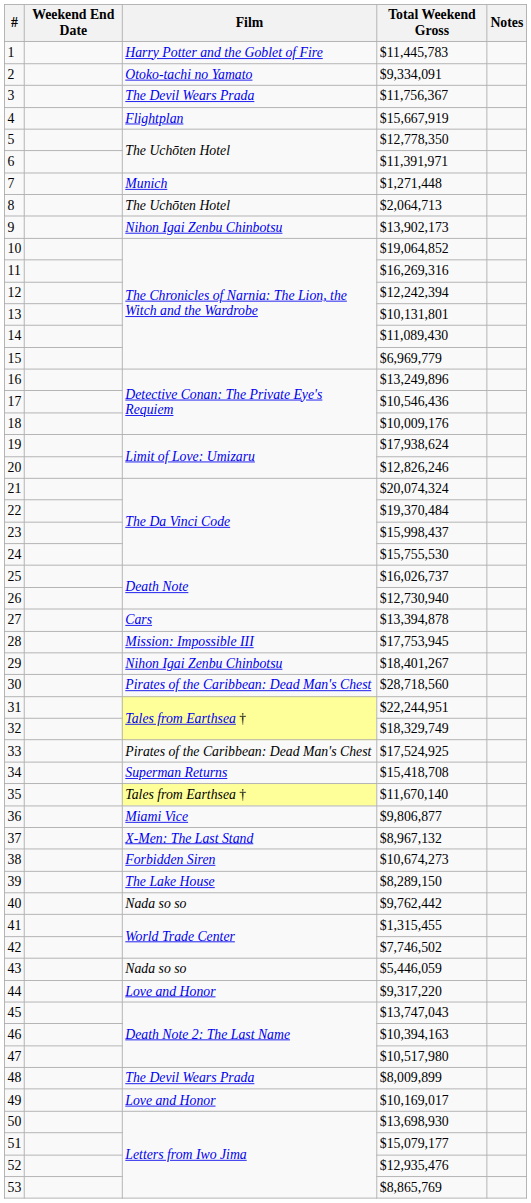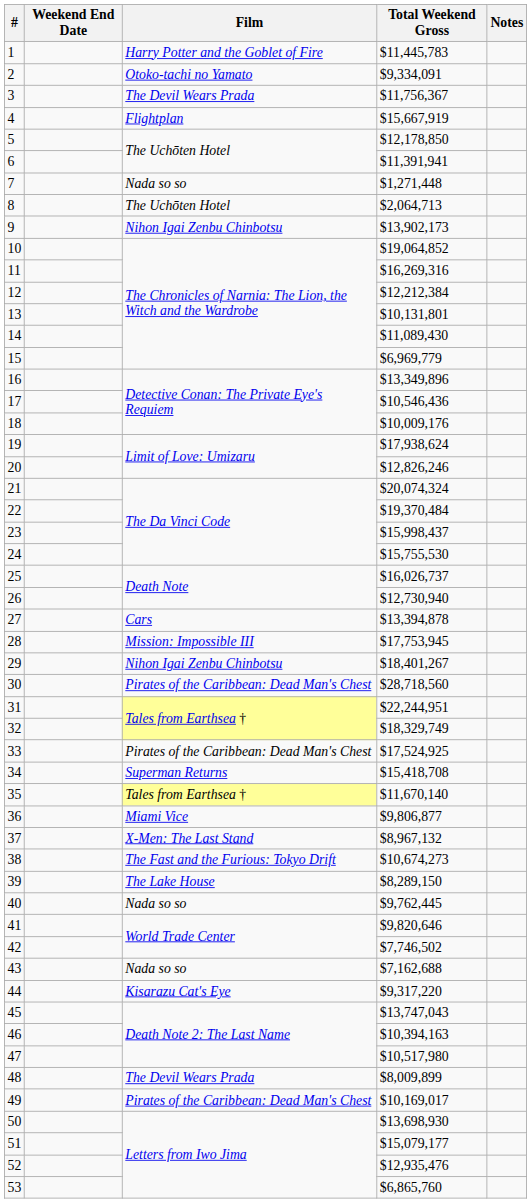(414, 140) $12,778,350 -> (414, 140) $12,178,850
(414, 161) $11,391,971 -> (414, 161) $11,391,941
(146, 183) Munich -> (156, 183) Nada so so
(414, 292) $12,242,394 -> (414, 292) $12,212,384
(414, 380) $13,249,896 -> (414, 380) $13,349,896
(170, 860) Forbidden Siren -> (231, 860) The Fast and the Furious: Tokyo Drift
(411, 903) $9,762,442 -> (411, 903) $9,762,445
(411, 925) $1,315,455 -> (411, 925) $9,820,646
(411, 969) $5,446,059 -> (411, 969) $7,162,688
(170, 991) Love and Honor -> (178, 991) Kisarazu Cat's Eye
(170, 1100) Love and Honor -> (248, 1100) Pirates of the Caribbean: Dead Man's Chest
(411, 1187) $8,865,769 -> (411, 1187) $6,865,760
